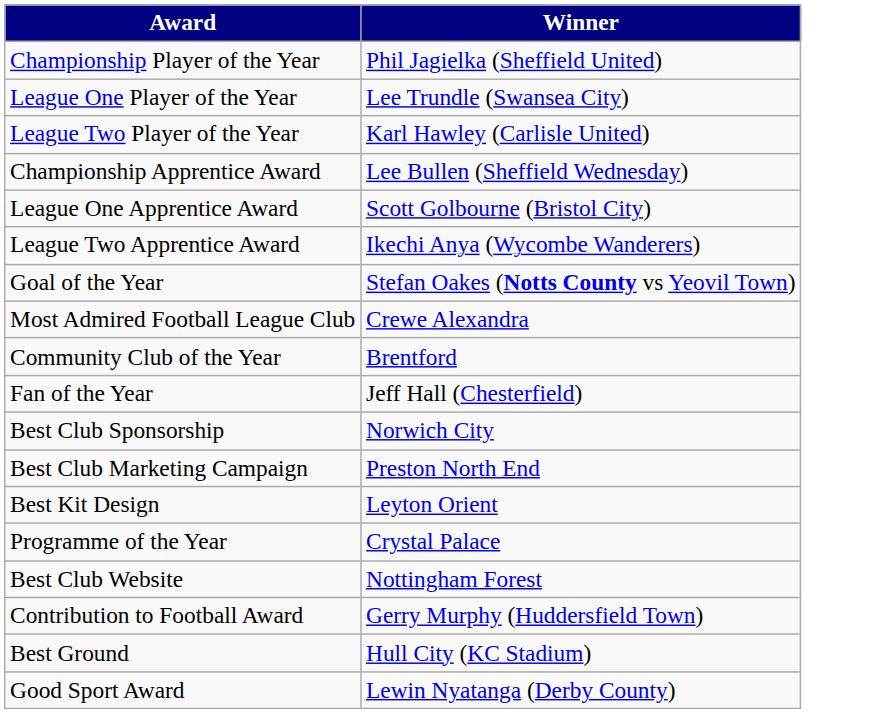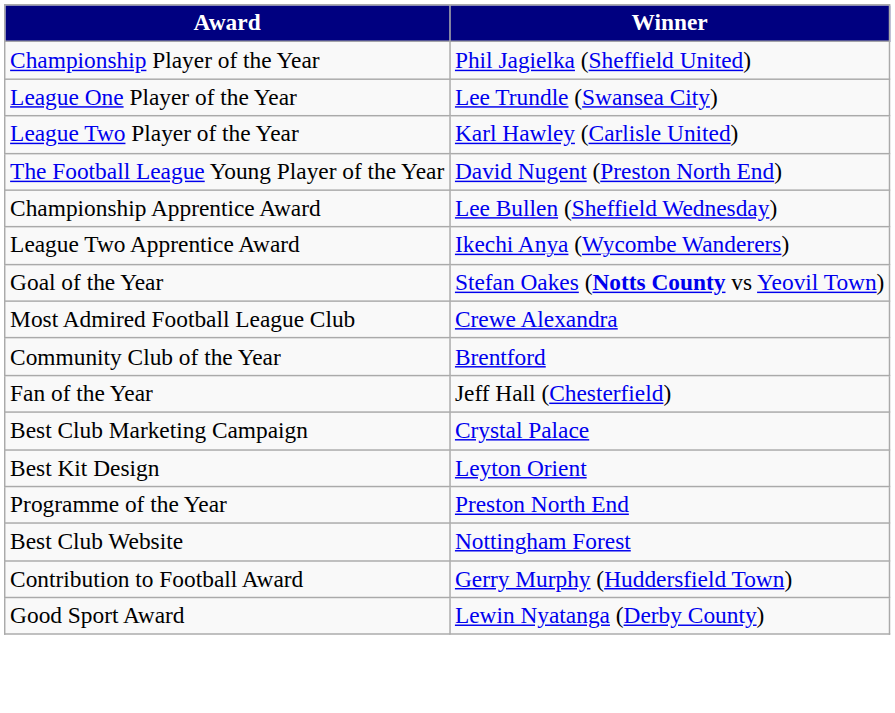+ row: (227, 171)
- row: (154, 208)
- row: (117, 430)
(453, 467) Preston North End -> (522, 430) Crystal Palace
(433, 541) Crystal Palace -> (542, 504) Preston North End
- row: (69, 652)
